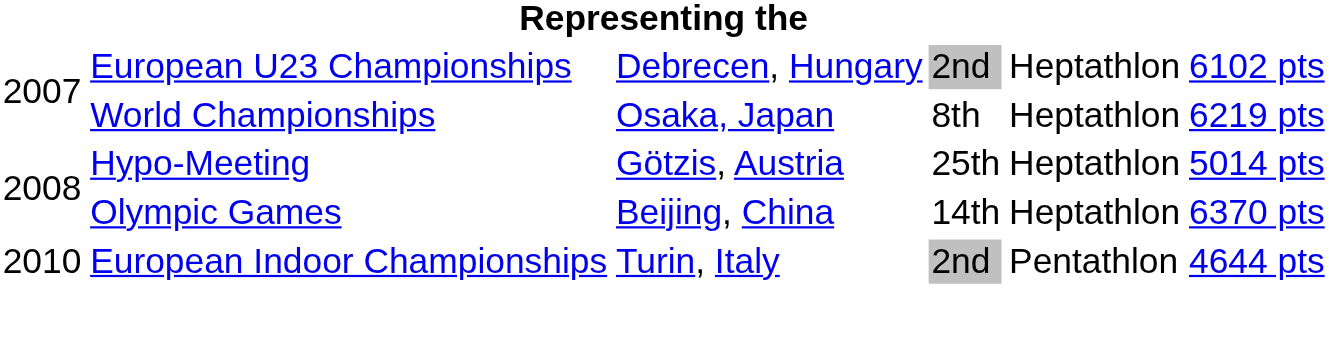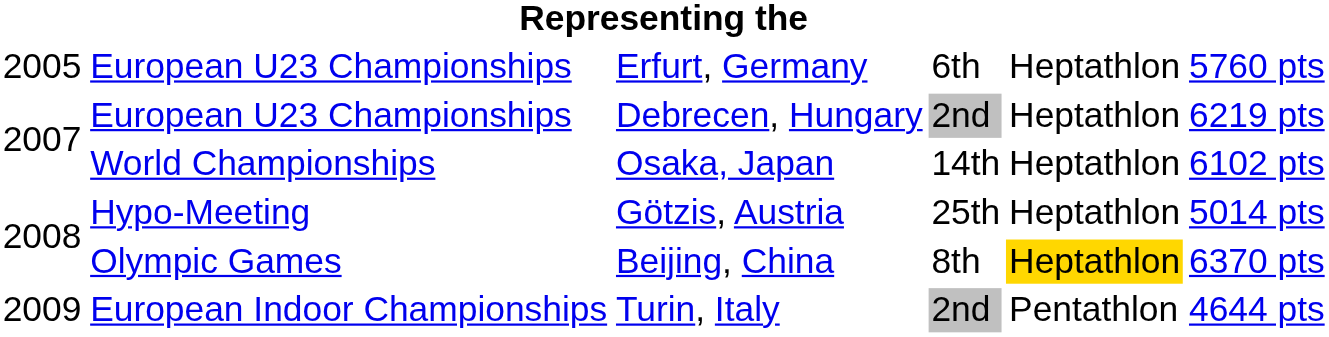+ row: (742, 66)
(1257, 66) 6102 pts -> (1257, 115) 6219 pts
(956, 115) 8th -> (966, 163) 14th
(1257, 115) 6219 pts -> (1257, 163) 6102 pts
(966, 212) 14th -> (956, 261) 8th
(1095, 212) no background -> (1095, 261) gold background
(42, 261) 2010 -> (42, 309) 2009
